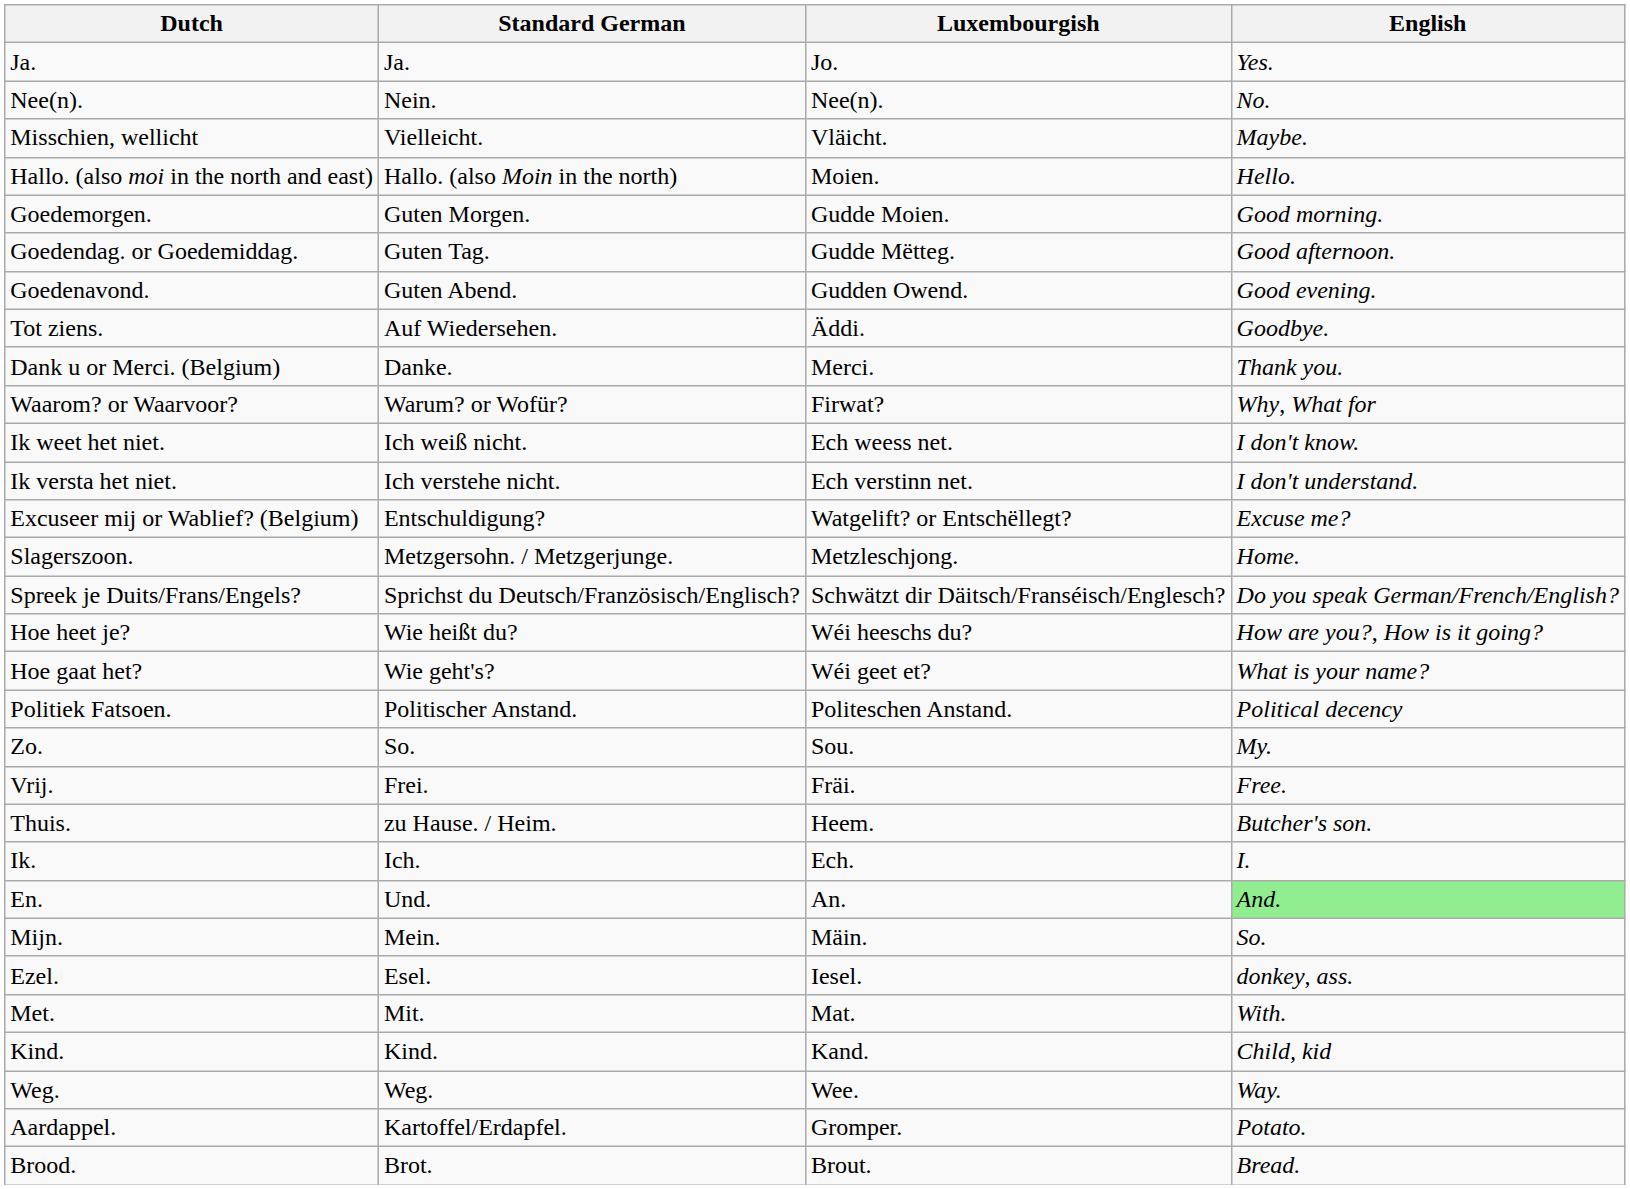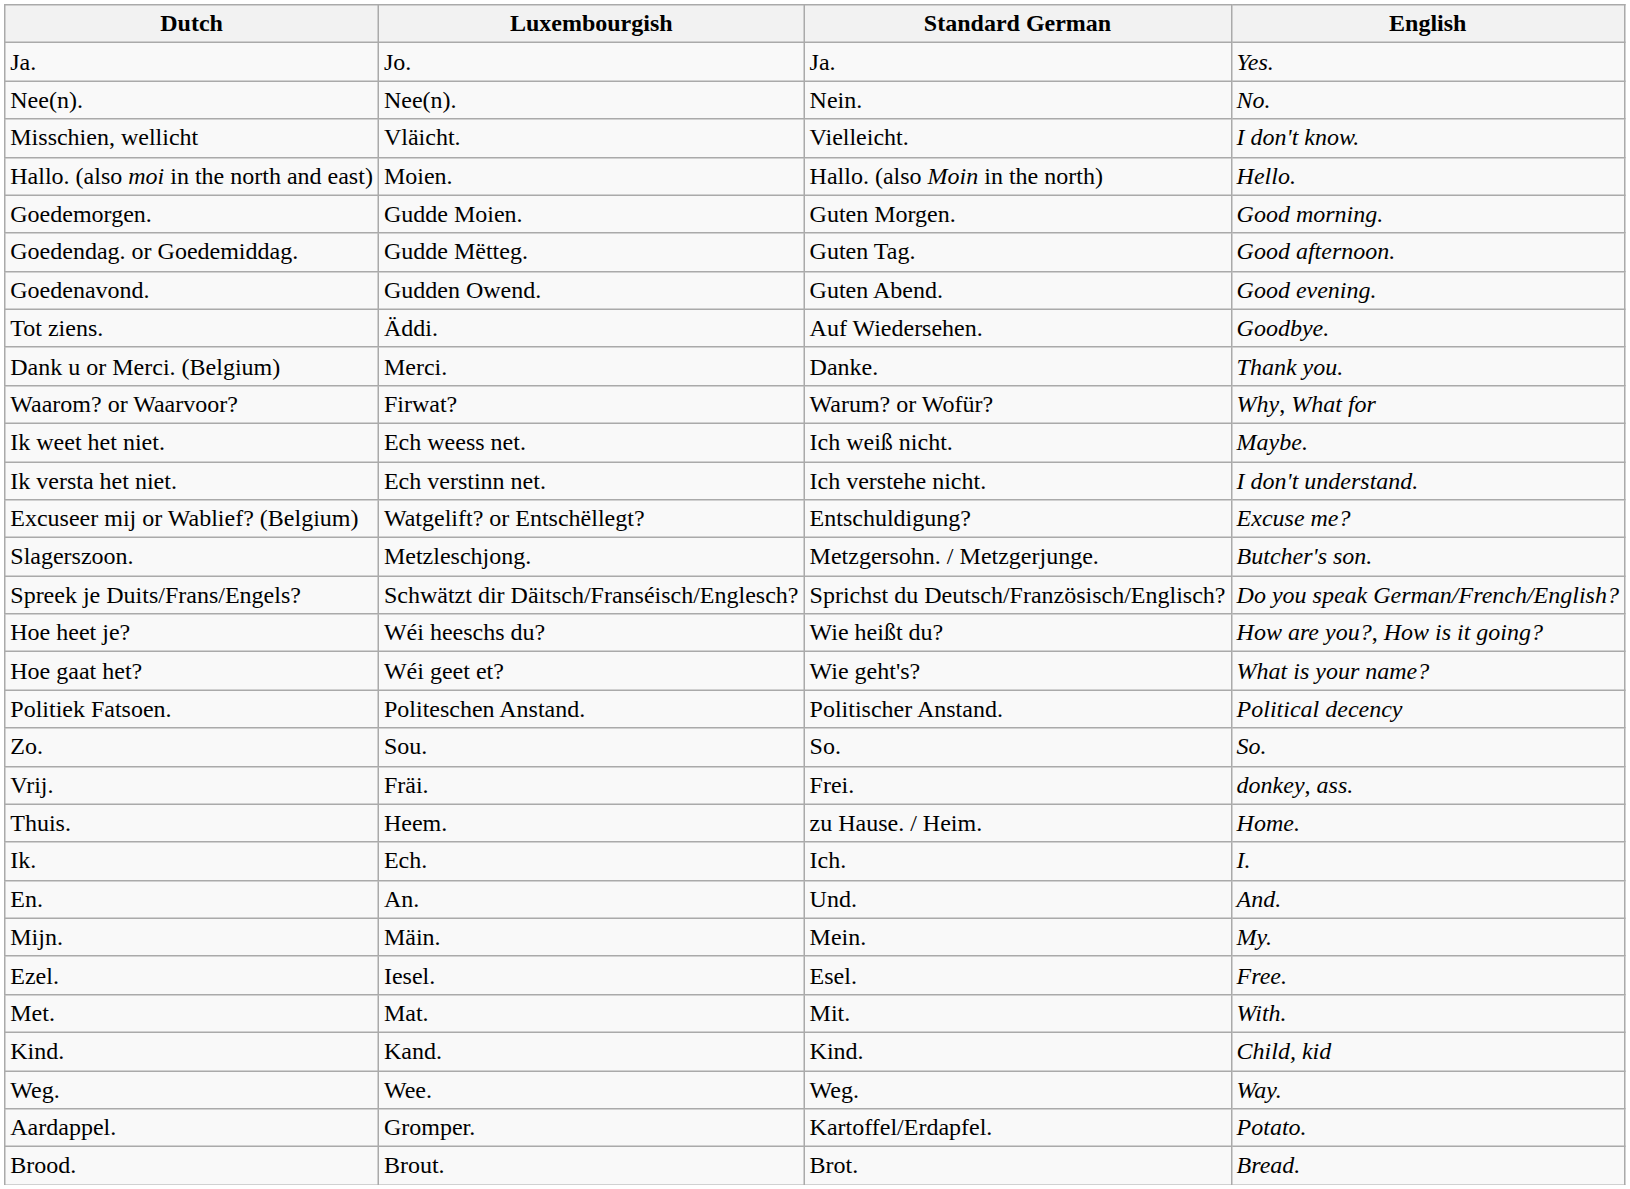columns swapped: (1018, 23) <-> (592, 23)
(1272, 137) Maybe. -> (1298, 137) I don't know.
(1298, 442) I don't know. -> (1272, 442) Maybe.
(1268, 556) Home. -> (1304, 556) Butcher's son.
(1254, 746) My. -> (1252, 746) So.
(1262, 784) Free. -> (1295, 784) donkey, ass.
(1304, 822) Butcher's son. -> (1268, 822) Home.
(1259, 898) lightgreen background -> (1259, 898) no background
(1252, 937) So. -> (1254, 937) My.
(1295, 975) donkey, ass. -> (1262, 975) Free.
